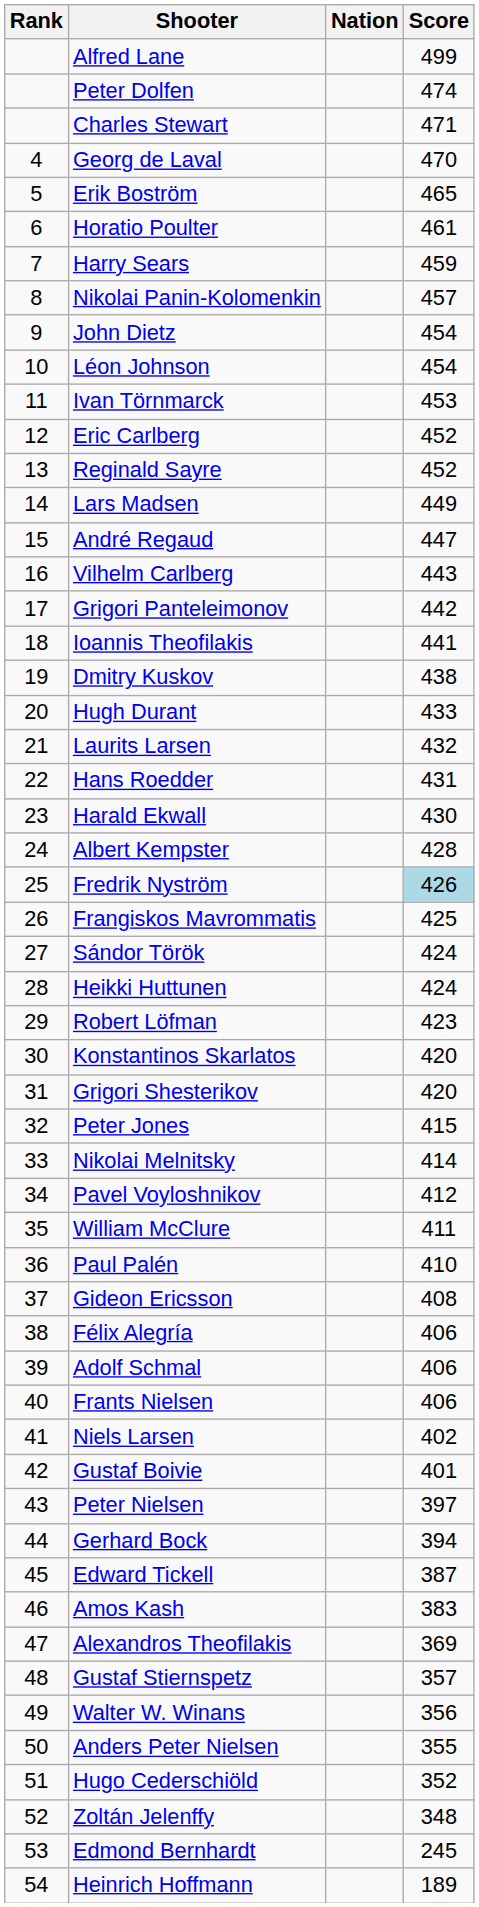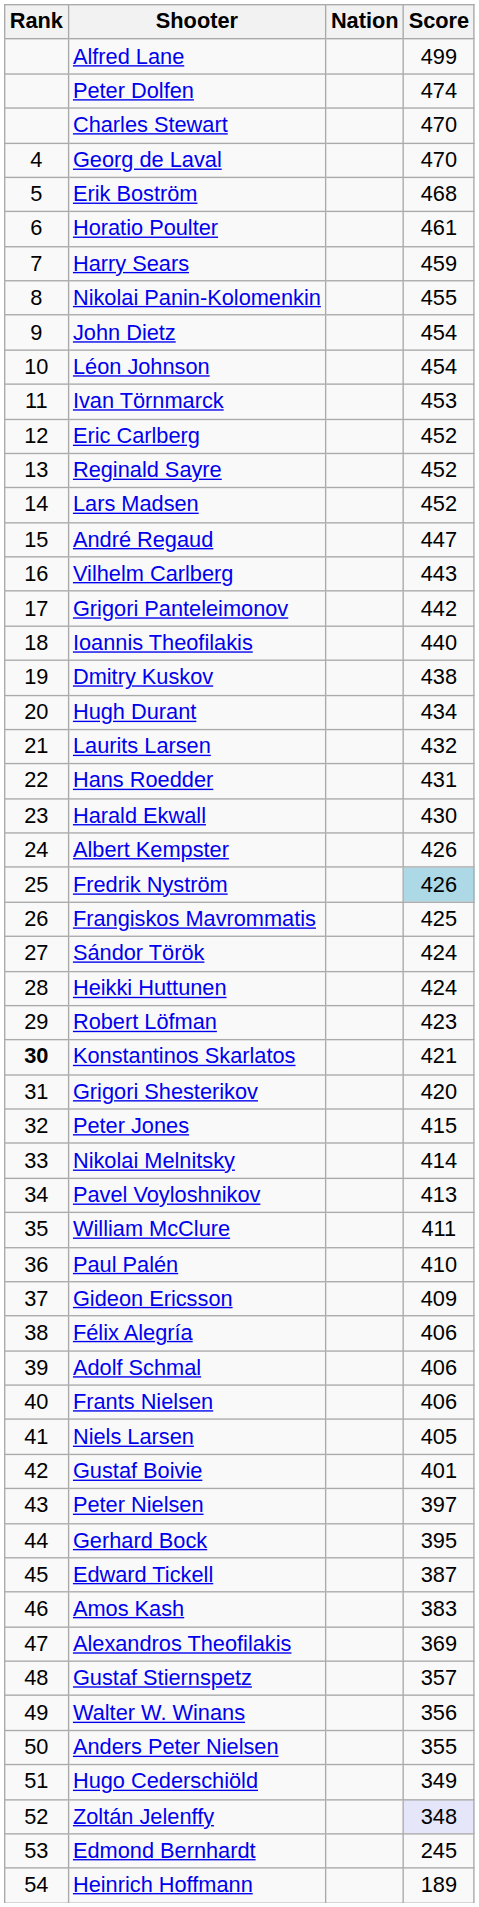(439, 125) 471 -> (439, 125) 470
(439, 194) 465 -> (439, 194) 468
(439, 297) 457 -> (439, 297) 455
(439, 504) 449 -> (439, 504) 452
(439, 642) 441 -> (439, 642) 440
(439, 711) 433 -> (439, 711) 434
(439, 849) 428 -> (439, 849) 426
(36, 1057) normal -> (36, 1057) bold
(439, 1057) 420 -> (439, 1057) 421
(439, 1195) 412 -> (439, 1195) 413
(439, 1298) 408 -> (439, 1298) 409
(439, 1436) 402 -> (439, 1436) 405
(439, 1540) 394 -> (439, 1540) 395
(439, 1781) 352 -> (439, 1781) 349
(439, 1816) no background -> (439, 1816) lavender background
